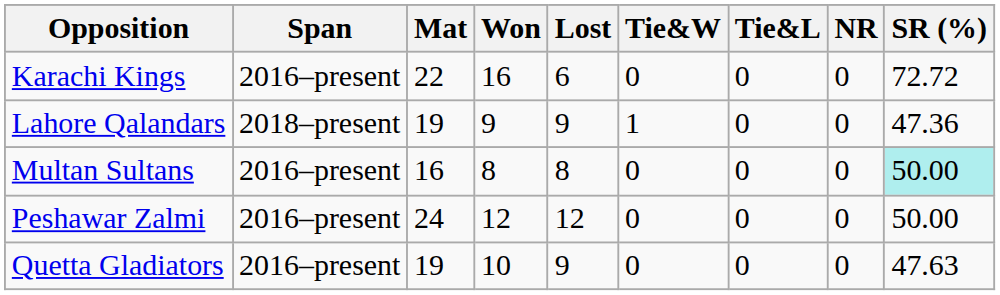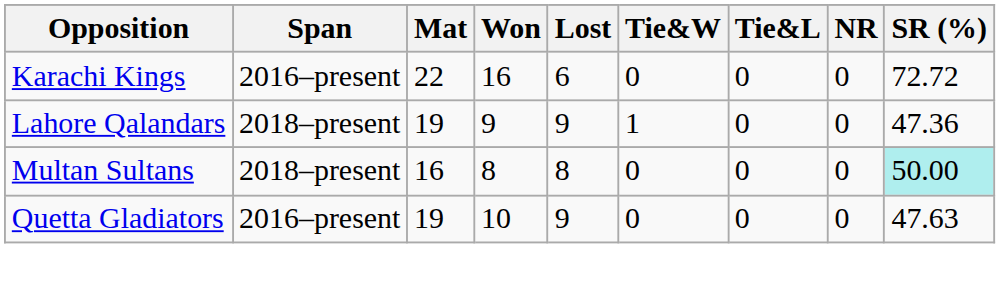(320, 170) 2016–present -> (320, 170) 2018–present
- row: (109, 218)
